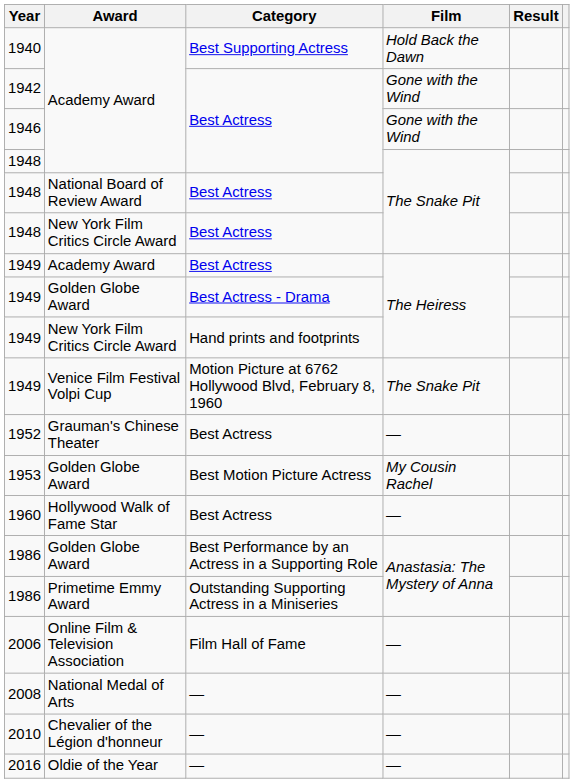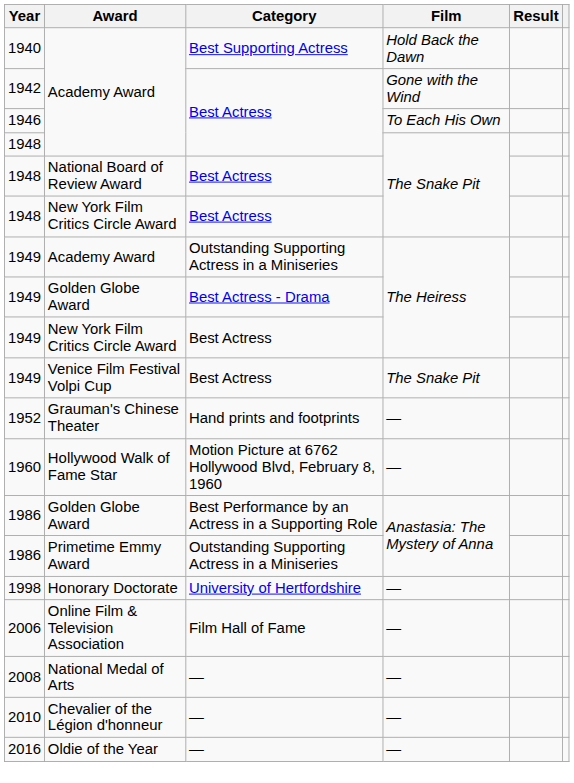(432, 128) Gone with the Wind -> (443, 120) To Each His Own
(230, 265) Best Actress -> (267, 256) Outstanding Supporting Actress in a Miniseries
(274, 337) Hand prints and footprints -> (230, 337) Best Actress
(282, 386) Motion Picture at 6762 Hollywood Blvd, February 8, 1960 -> (230, 377) Best Actress
(230, 434) Best Actress -> (274, 418) Hand prints and footprints
- row: (24, 475)
(230, 515) Best Actress -> (282, 466) Motion Picture at 6762 Hollywood Blvd, February 8, 1960
+ row: (24, 587)
